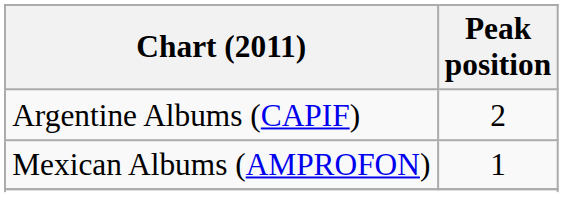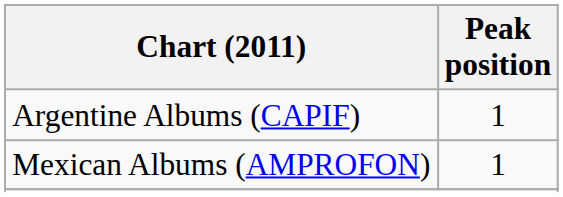(498, 114) 2 -> (498, 114) 1
